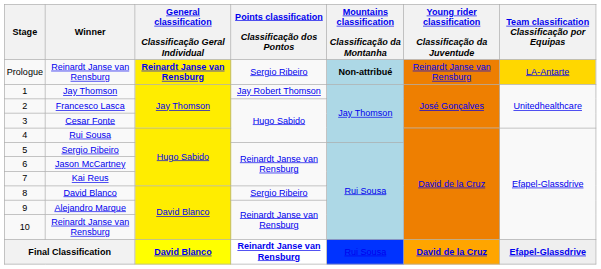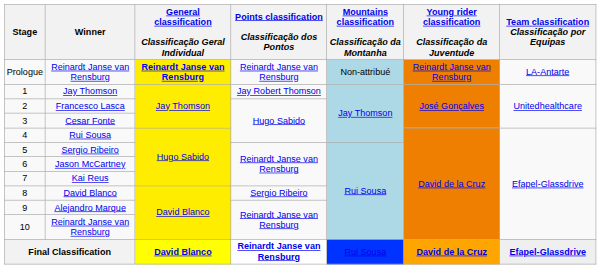(279, 72) Sergio Ribeiro -> (279, 72) Reinardt Janse van Rensburg
(365, 72) bold -> (365, 72) normal
(548, 72) gold background -> (548, 72) no background
